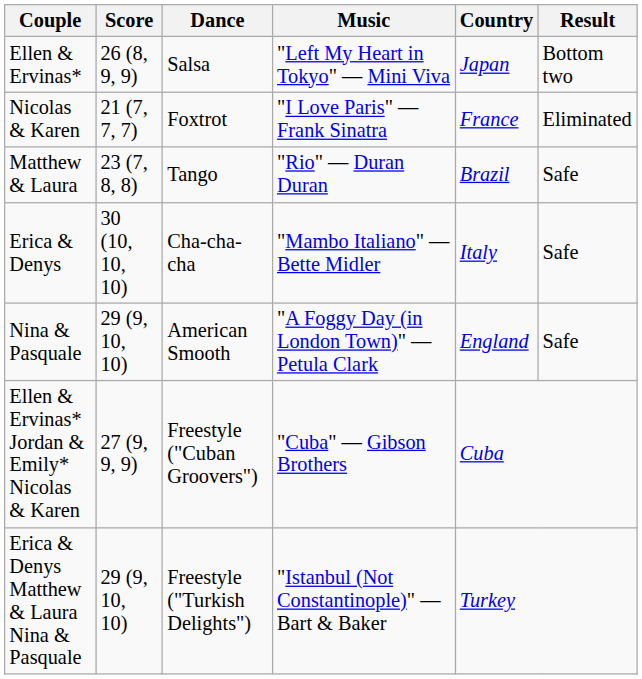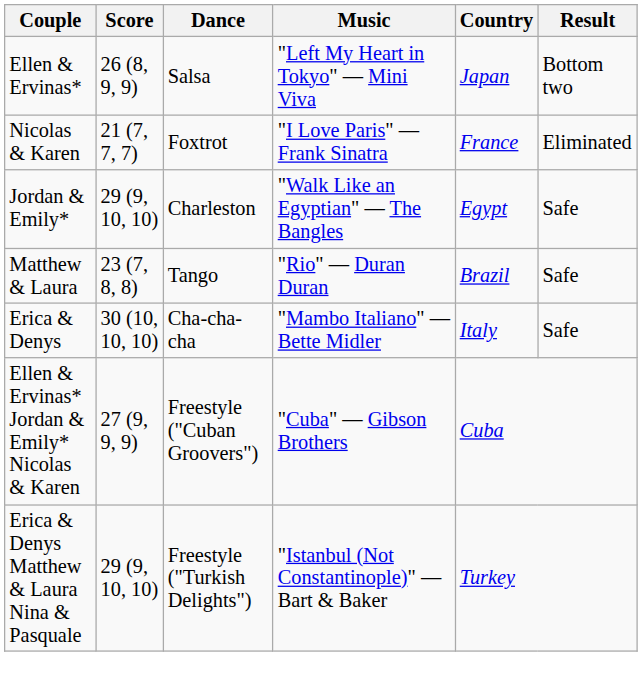+ row: (47, 208)
- row: (45, 341)
